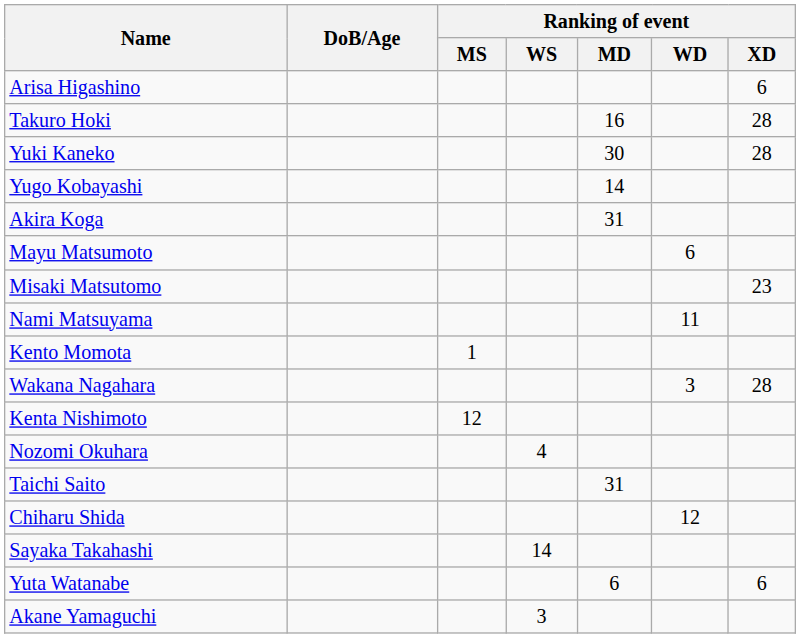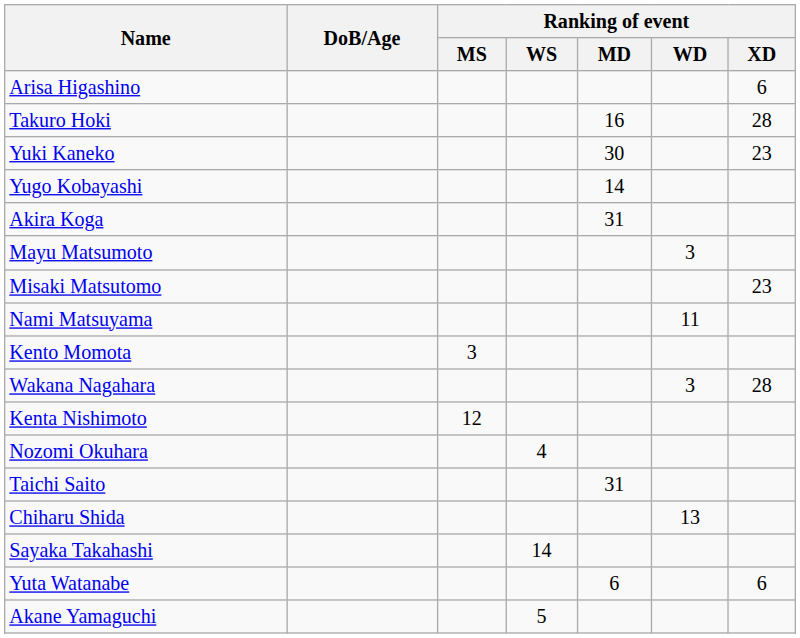(762, 153) 28 -> (762, 153) 23
(690, 252) 6 -> (690, 252) 3
(472, 352) 1 -> (472, 352) 3
(690, 517) 12 -> (690, 517) 13
(542, 616) 3 -> (542, 616) 5
